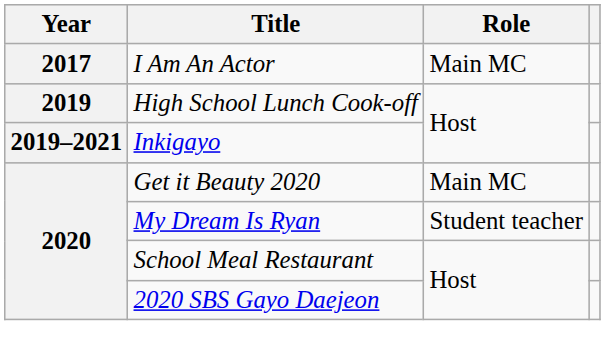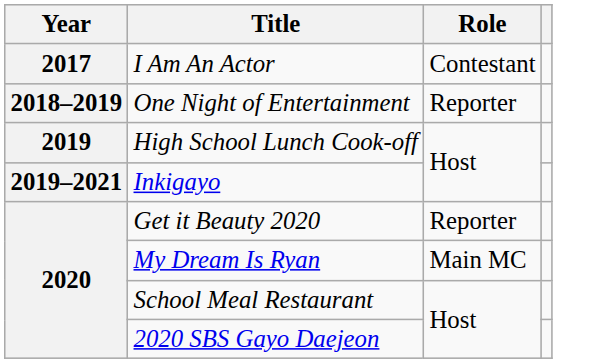(478, 63) Main MC -> (482, 63) Contestant
+ row: (272, 102)
(478, 181) Main MC -> (473, 220) Reporter
(506, 220) Student teacher -> (478, 260) Main MC
